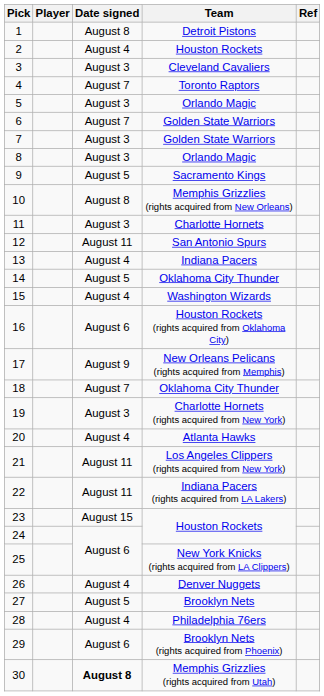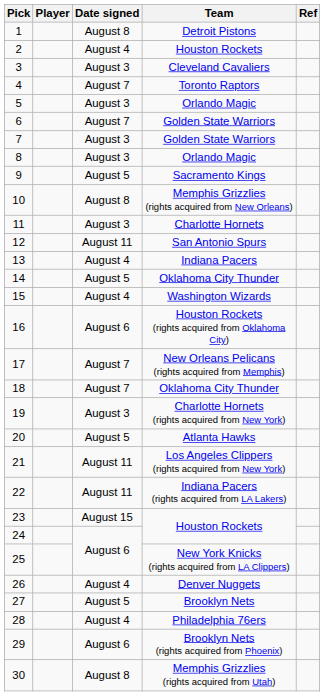(107, 364) August 9 -> (107, 364) August 7
(107, 437) August 4 -> (107, 437) August 5
(107, 675) bold -> (107, 675) normal
